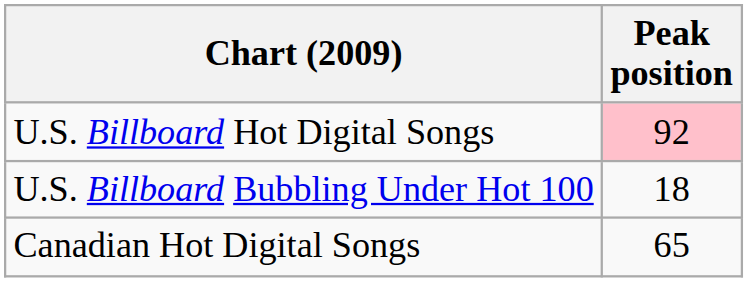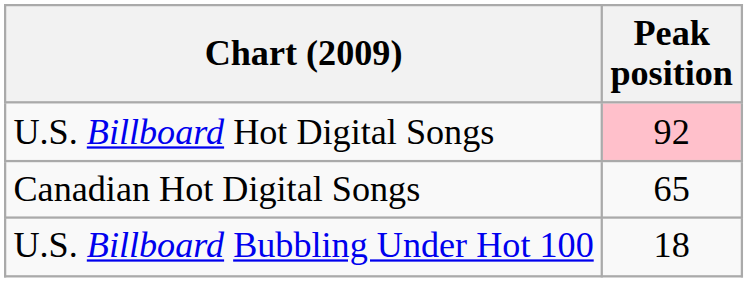rows swapped: (304, 188) <-> (217, 245)
